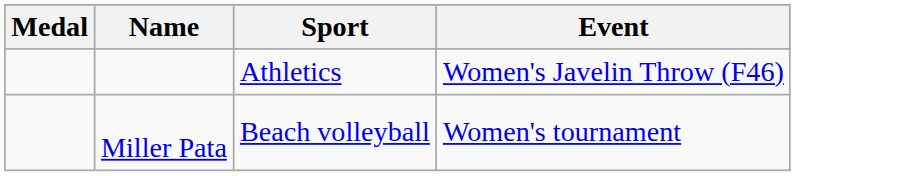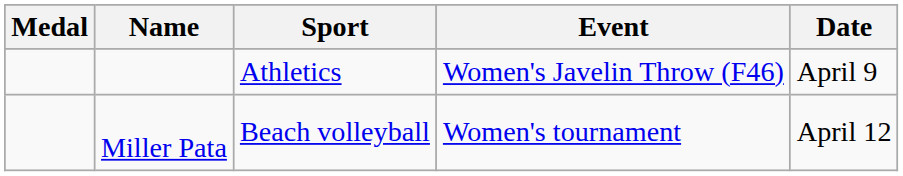+ column: (844, 26)
